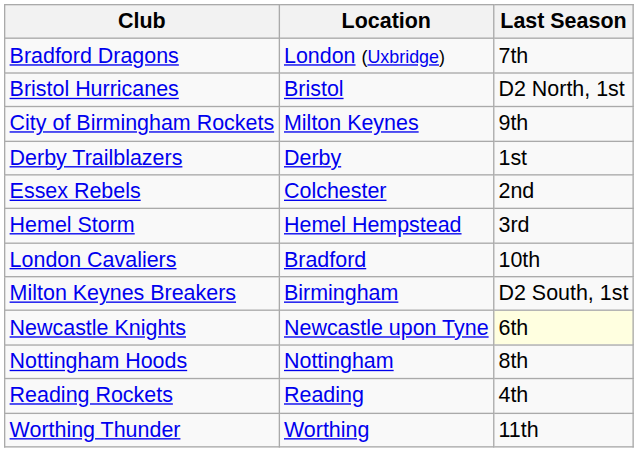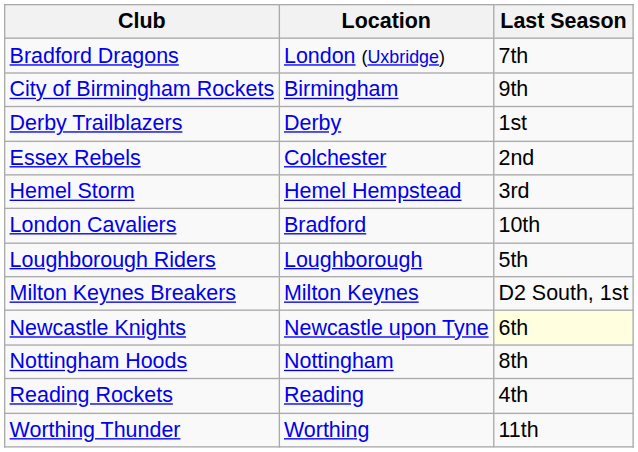- row: (94, 89)
(351, 123) Milton Keynes -> (341, 89) Birmingham
+ row: (113, 259)
(341, 293) Birmingham -> (351, 293) Milton Keynes
